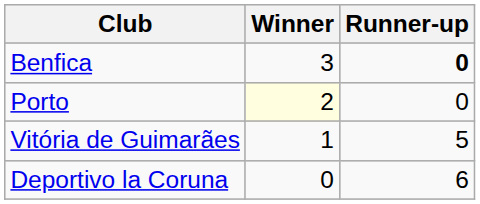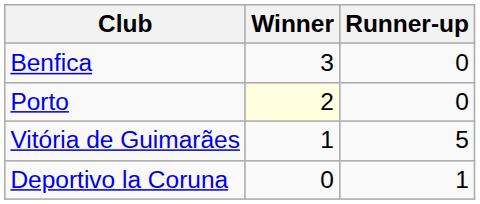(462, 62) bold -> (462, 62) normal
(462, 179) 6 -> (462, 179) 1
